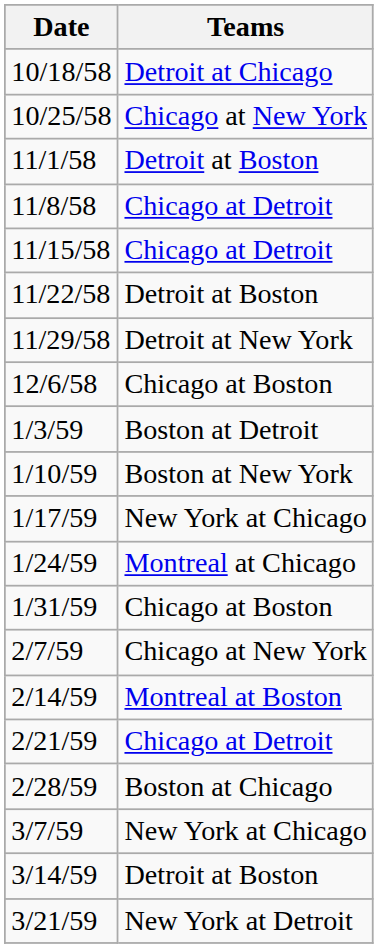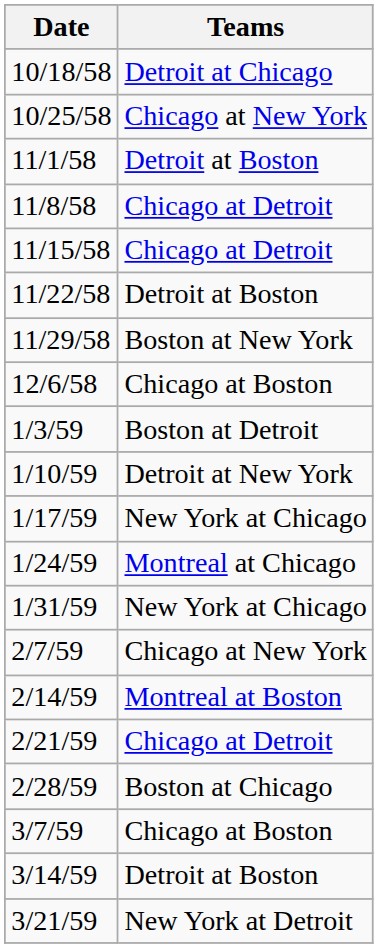(239, 339) Detroit at New York -> (239, 339) Boston at New York
(239, 473) Boston at New York -> (239, 473) Detroit at New York
(229, 607) Chicago at Boston -> (246, 607) New York at Chicago
(246, 830) New York at Chicago -> (229, 830) Chicago at Boston
